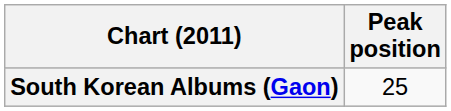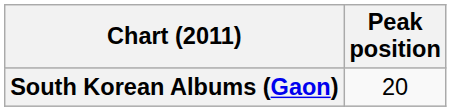(395, 86) 25 -> (395, 86) 20
